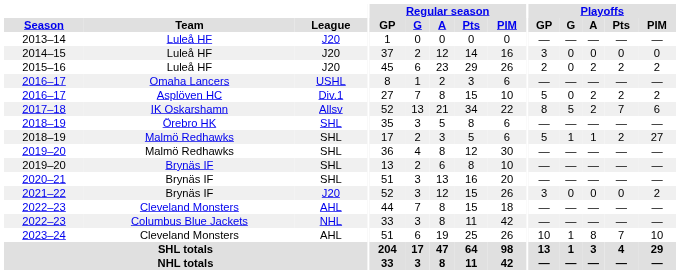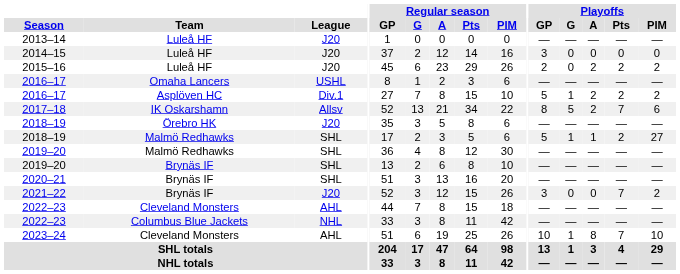(571, 95) 0 -> (571, 95) 1
(331, 123) SHL -> (331, 123) J20
(621, 193) 0 -> (621, 193) 7
